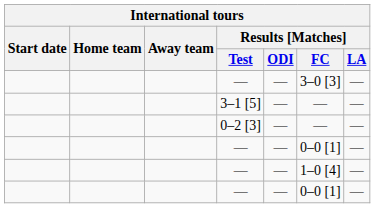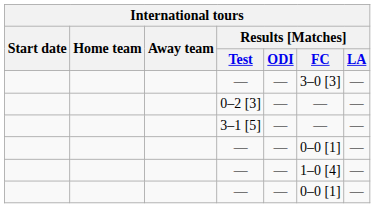rows swapped: (37, 126) <-> (37, 104)
